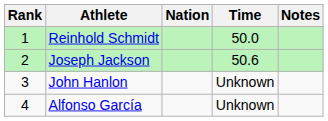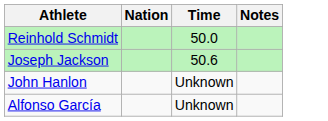- column: (25, 15)
